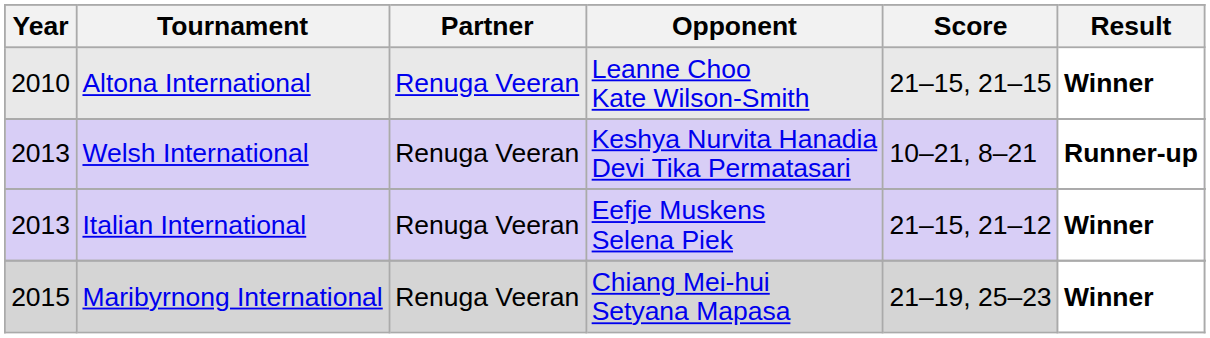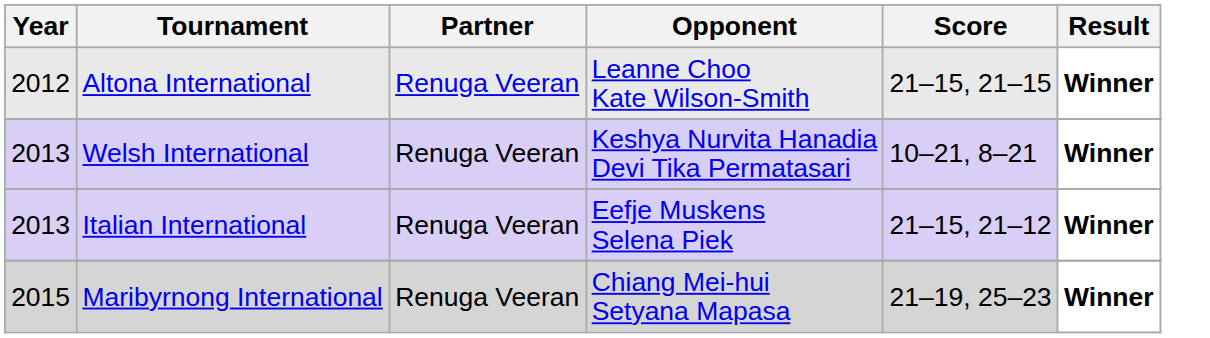(41, 83) 2010 -> (41, 83) 2012
(1131, 154) Runner-up -> (1109, 154) Winner
